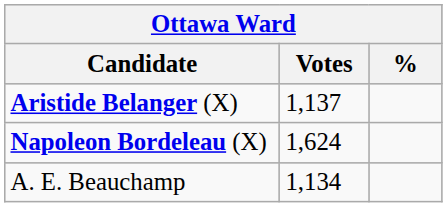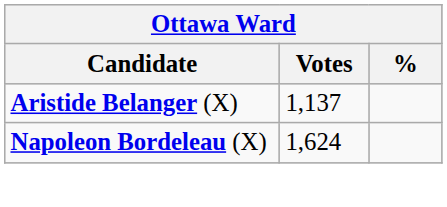- row: (98, 181)
